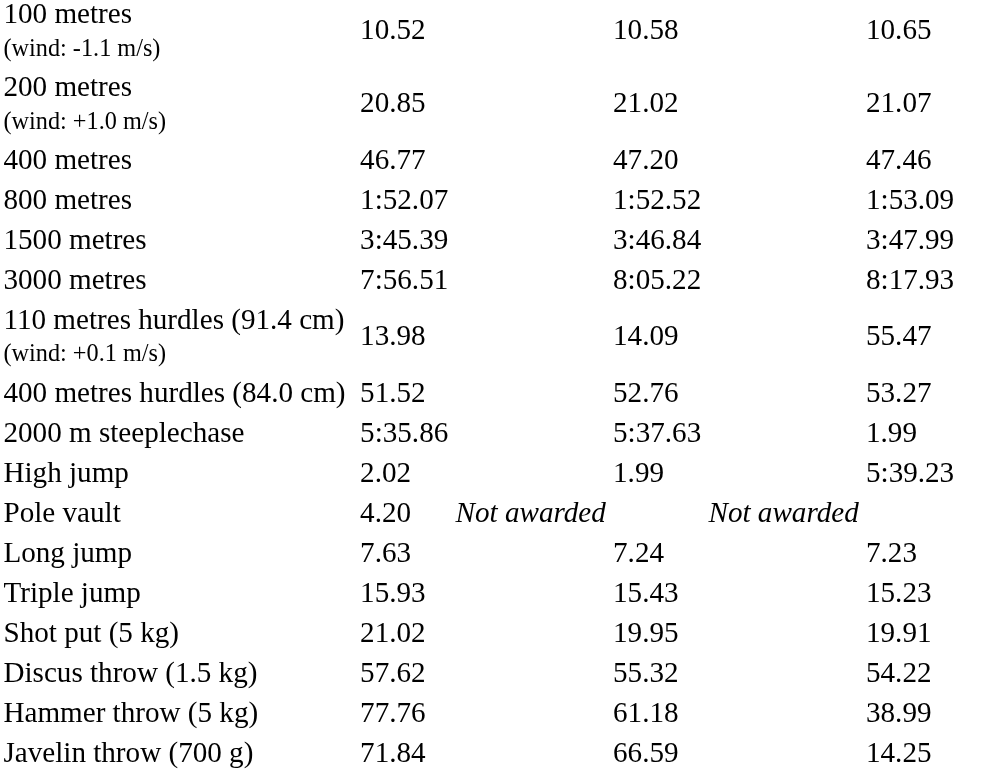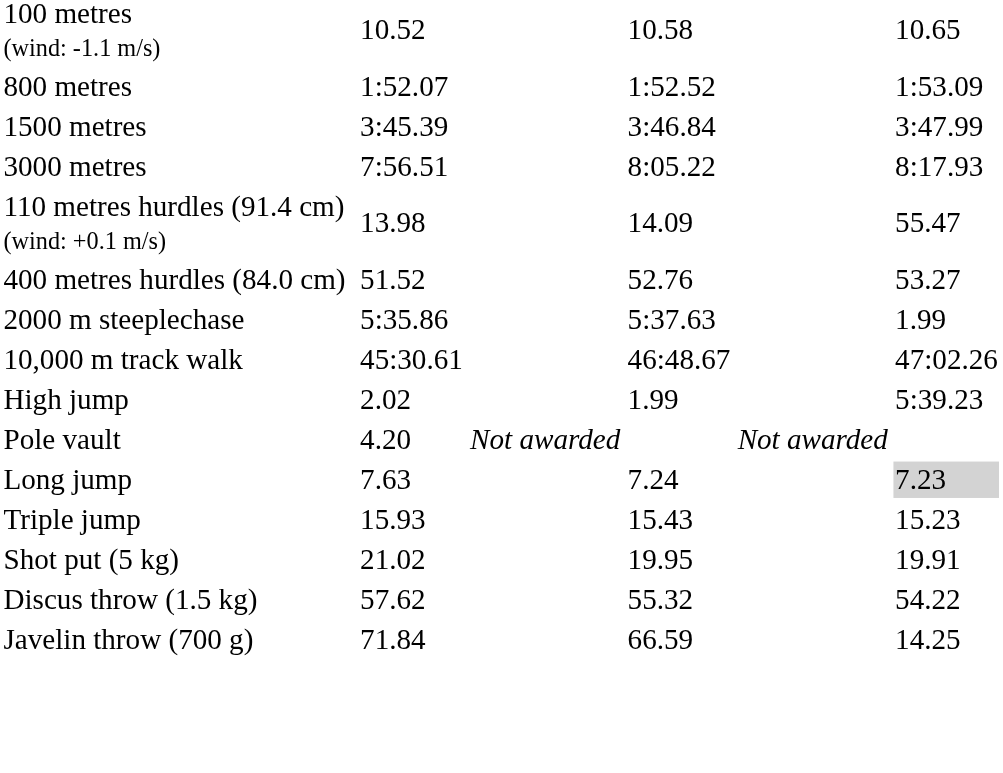- row: (85, 102)
- row: (68, 159)
+ row: (123, 359)
(891, 552) no background -> (921, 479) lightgrey background
- row: (131, 712)
